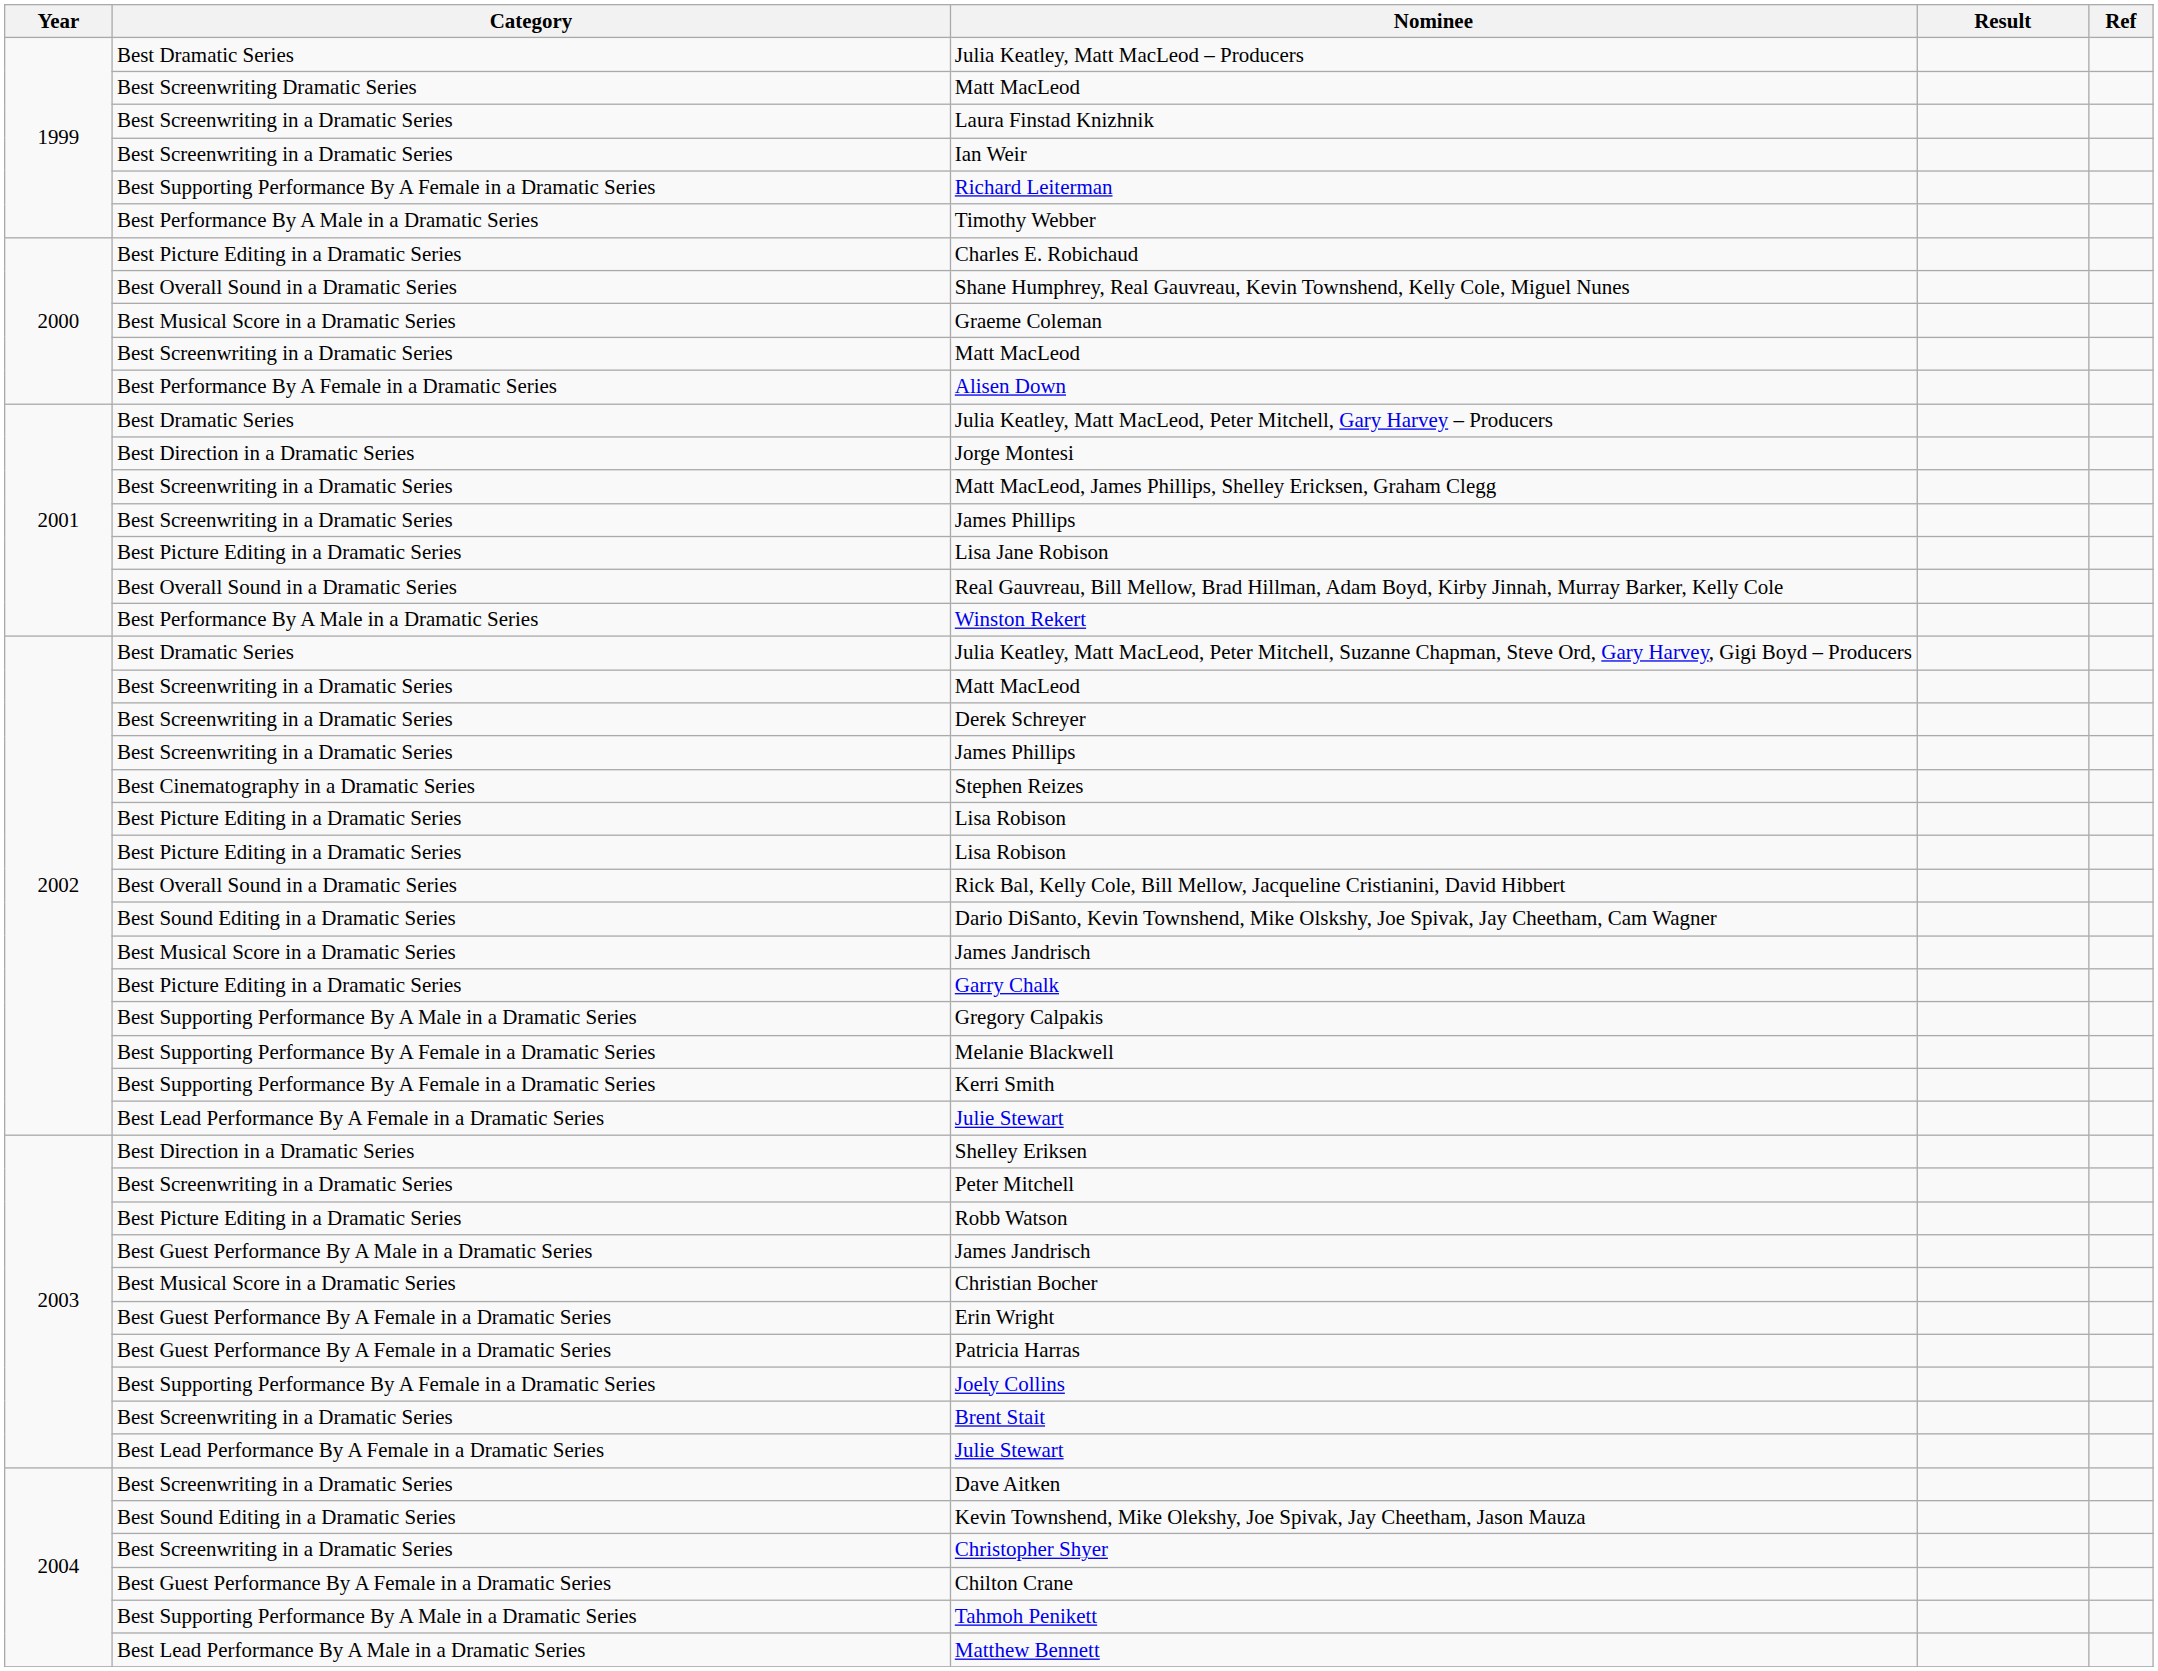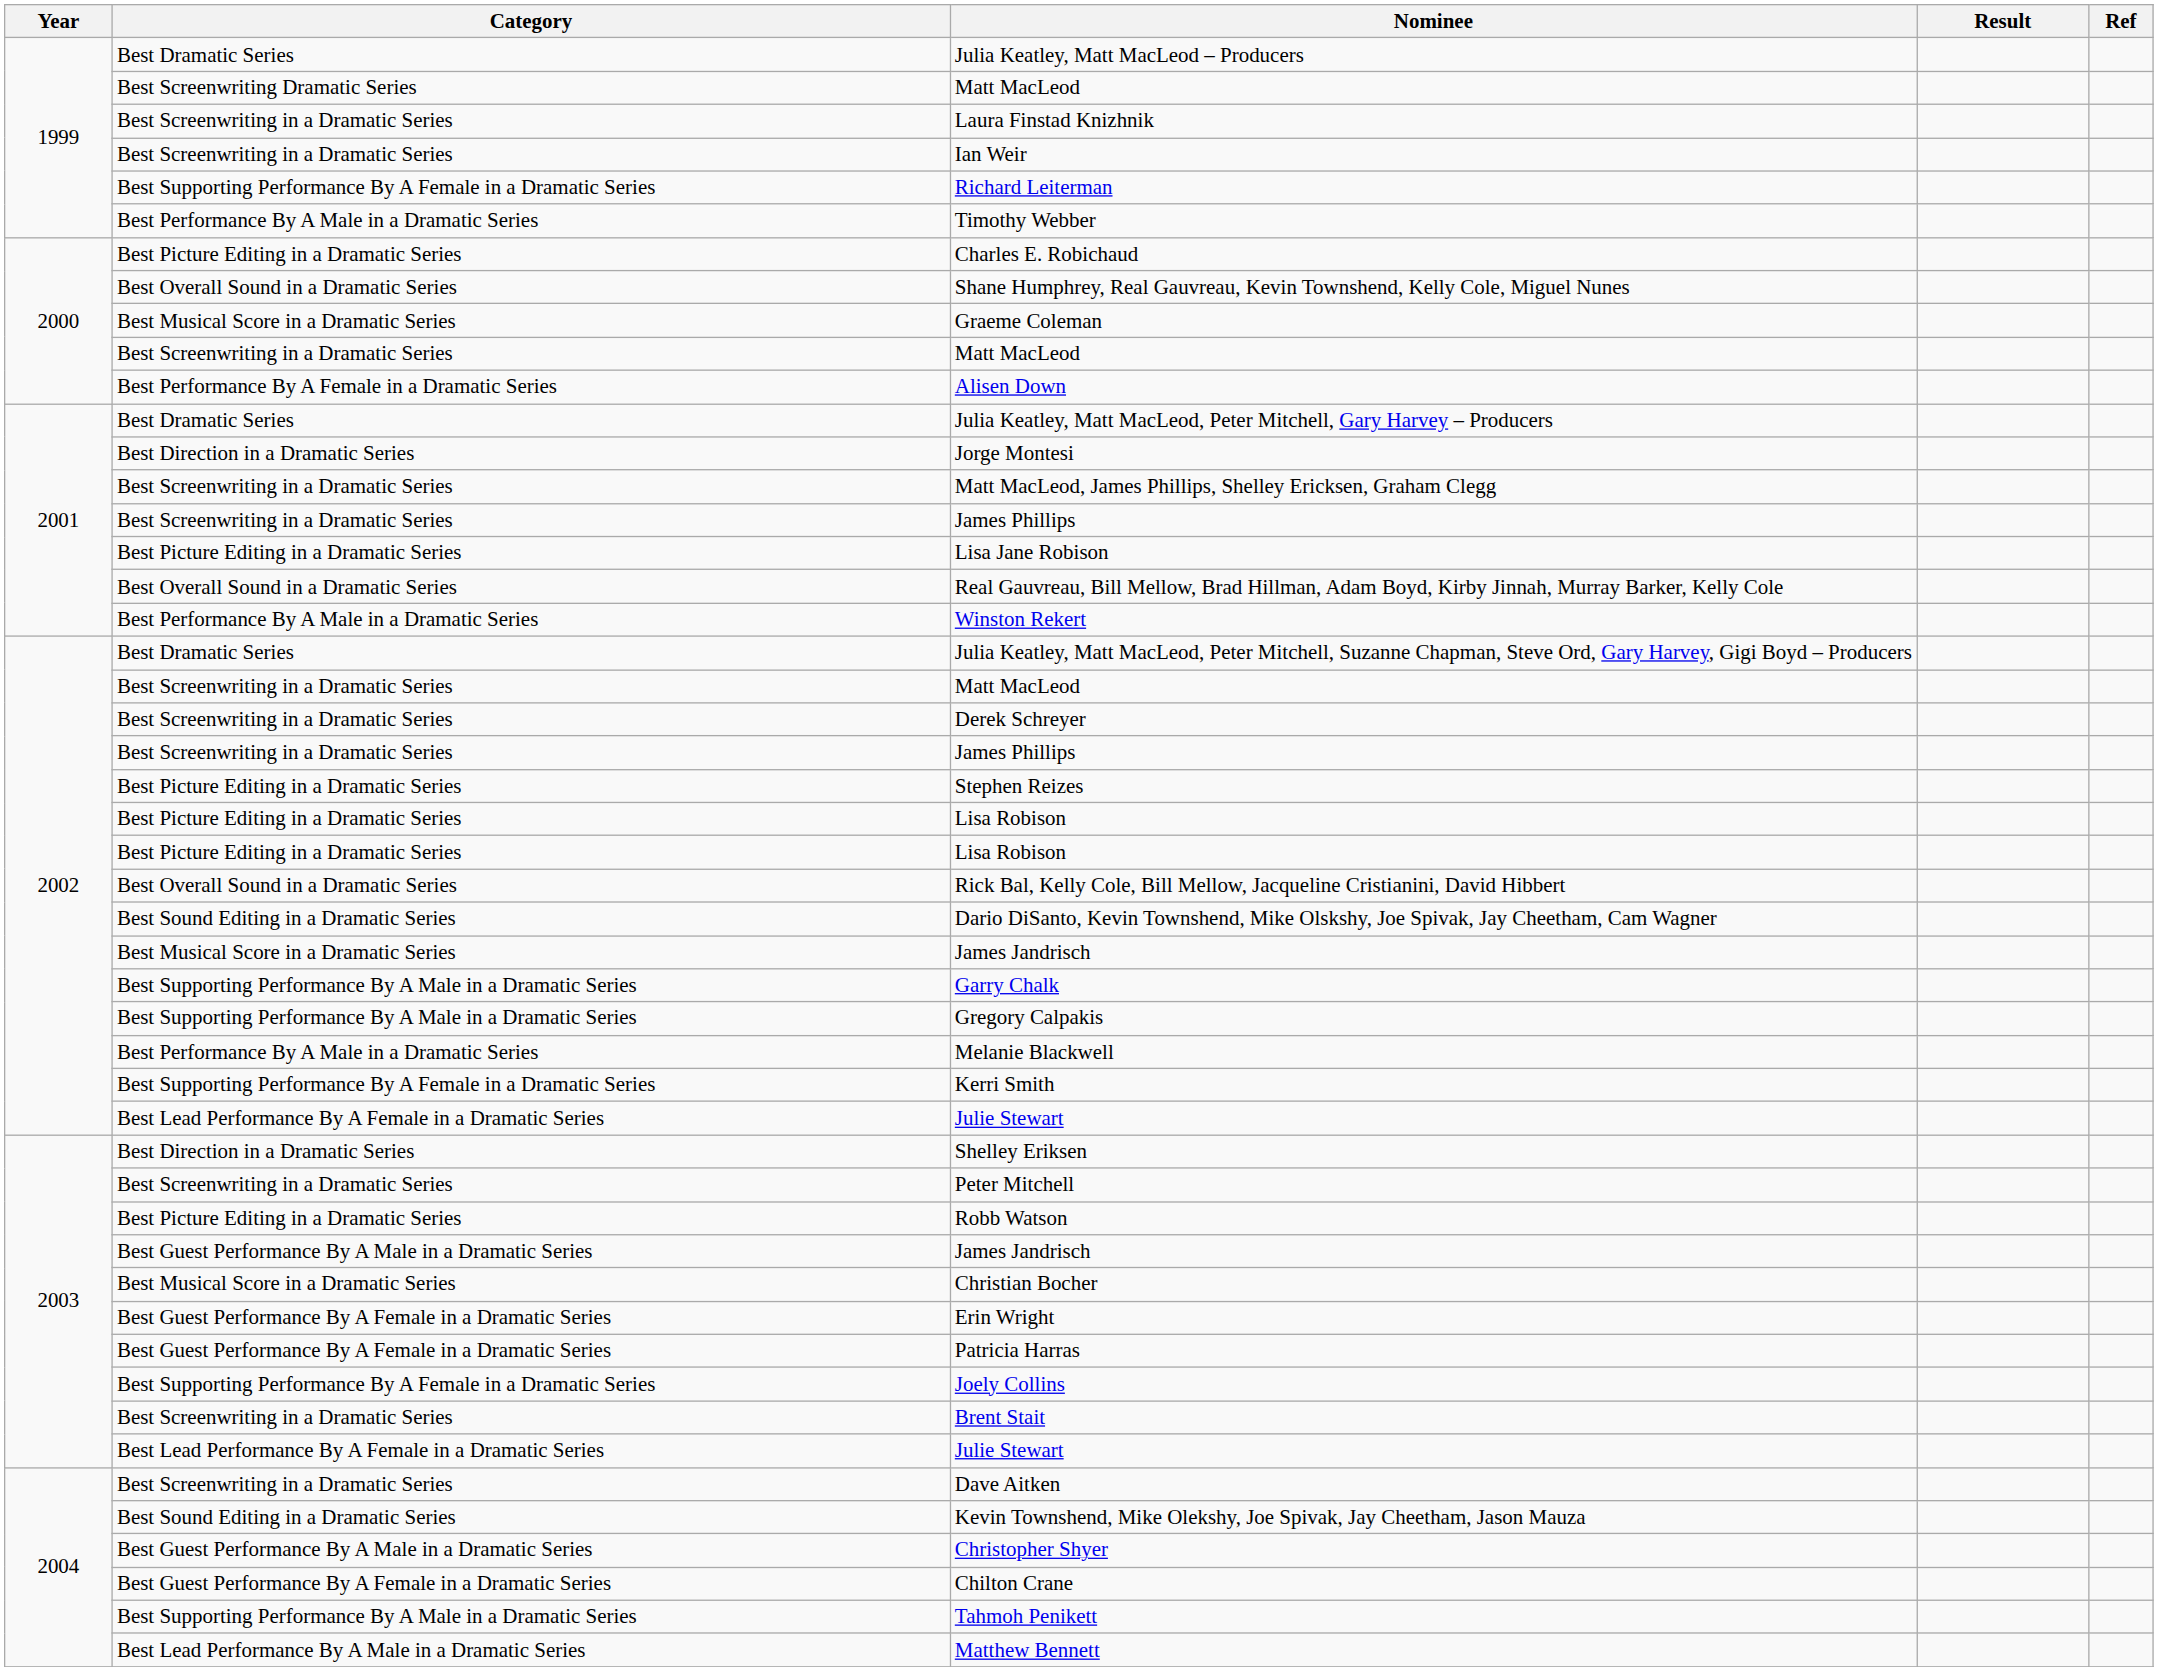(296, 785) Best Cinematography in a Dramatic Series -> (289, 785) Best Picture Editing in a Dramatic Series
(289, 985) Best Picture Editing in a Dramatic Series -> (377, 985) Best Supporting Performance By A Male in a Dramatic Series
(386, 1051) Best Supporting Performance By A Female in a Dramatic Series -> (328, 1051) Best Performance By A Male in a Dramatic Series
(285, 1550) Best Screenwriting in a Dramatic Series -> (355, 1550) Best Guest Performance By A Male in a Dramatic Series
